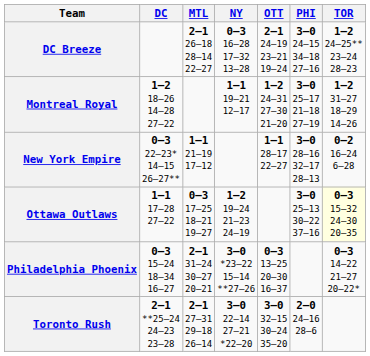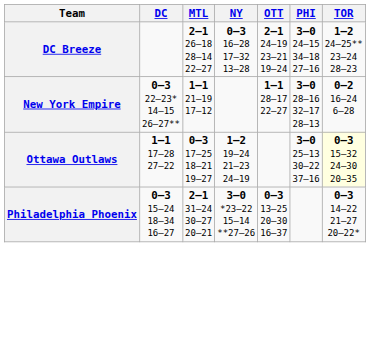- row: (72, 104)
- row: (72, 324)
